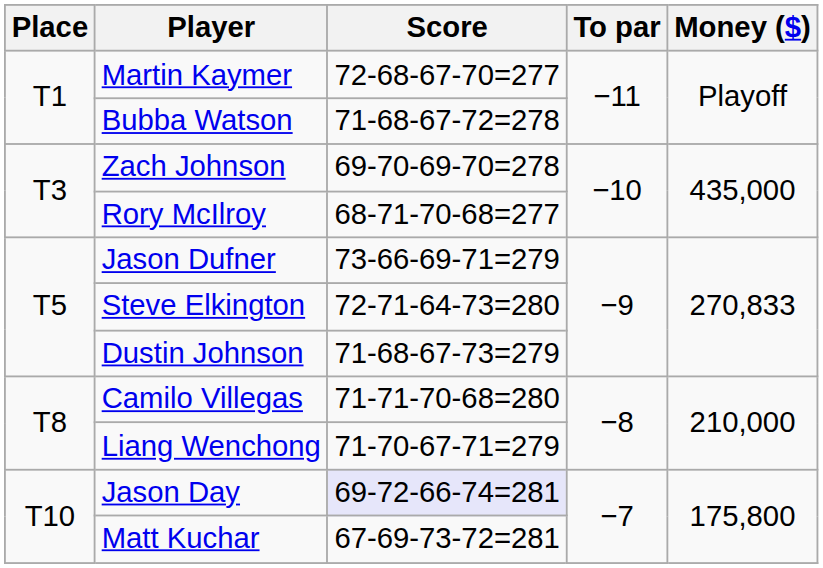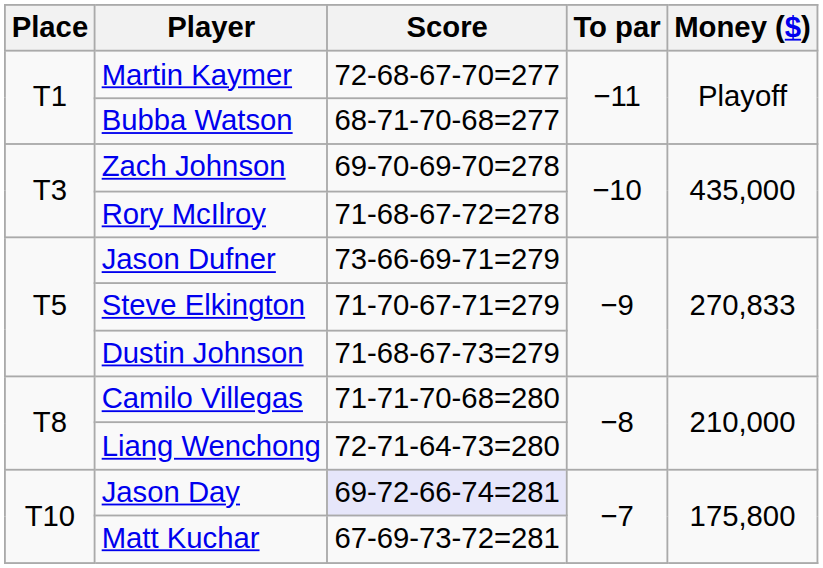(447, 120) 71-68-67-72=278 -> (447, 120) 68-71-70-68=277
(447, 213) 68-71-70-68=277 -> (447, 213) 71-68-67-72=278
(447, 306) 72-71-64-73=280 -> (447, 306) 71-70-67-71=279
(447, 445) 71-70-67-71=279 -> (447, 445) 72-71-64-73=280
